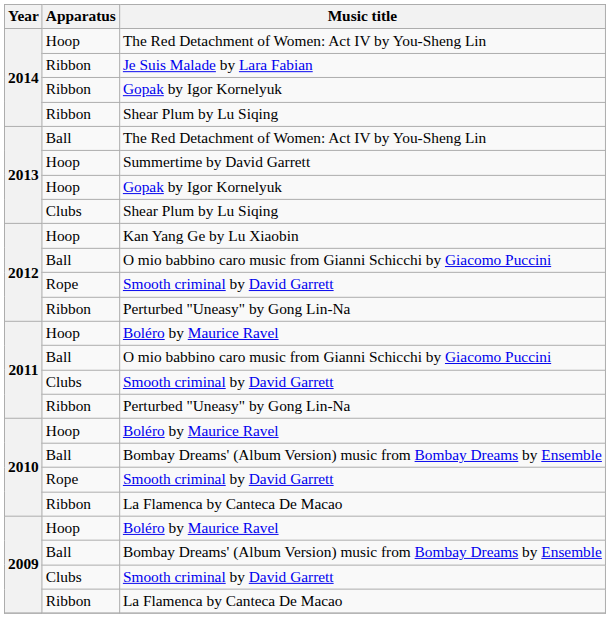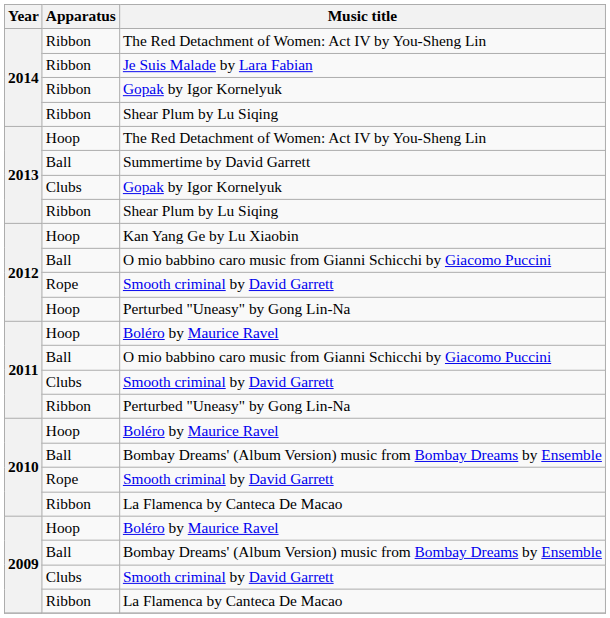(63, 41) Hoop -> (68, 41) Ribbon
(59, 138) Ball -> (63, 138) Hoop
(63, 162) Hoop -> (59, 162) Ball
(63, 187) Hoop -> (64, 187) Clubs
(64, 211) Clubs -> (68, 211) Ribbon
(68, 308) Ribbon -> (63, 308) Hoop
